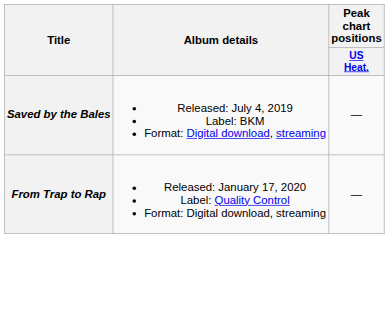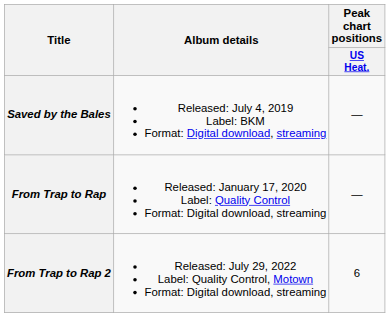+ row: (59, 273)
